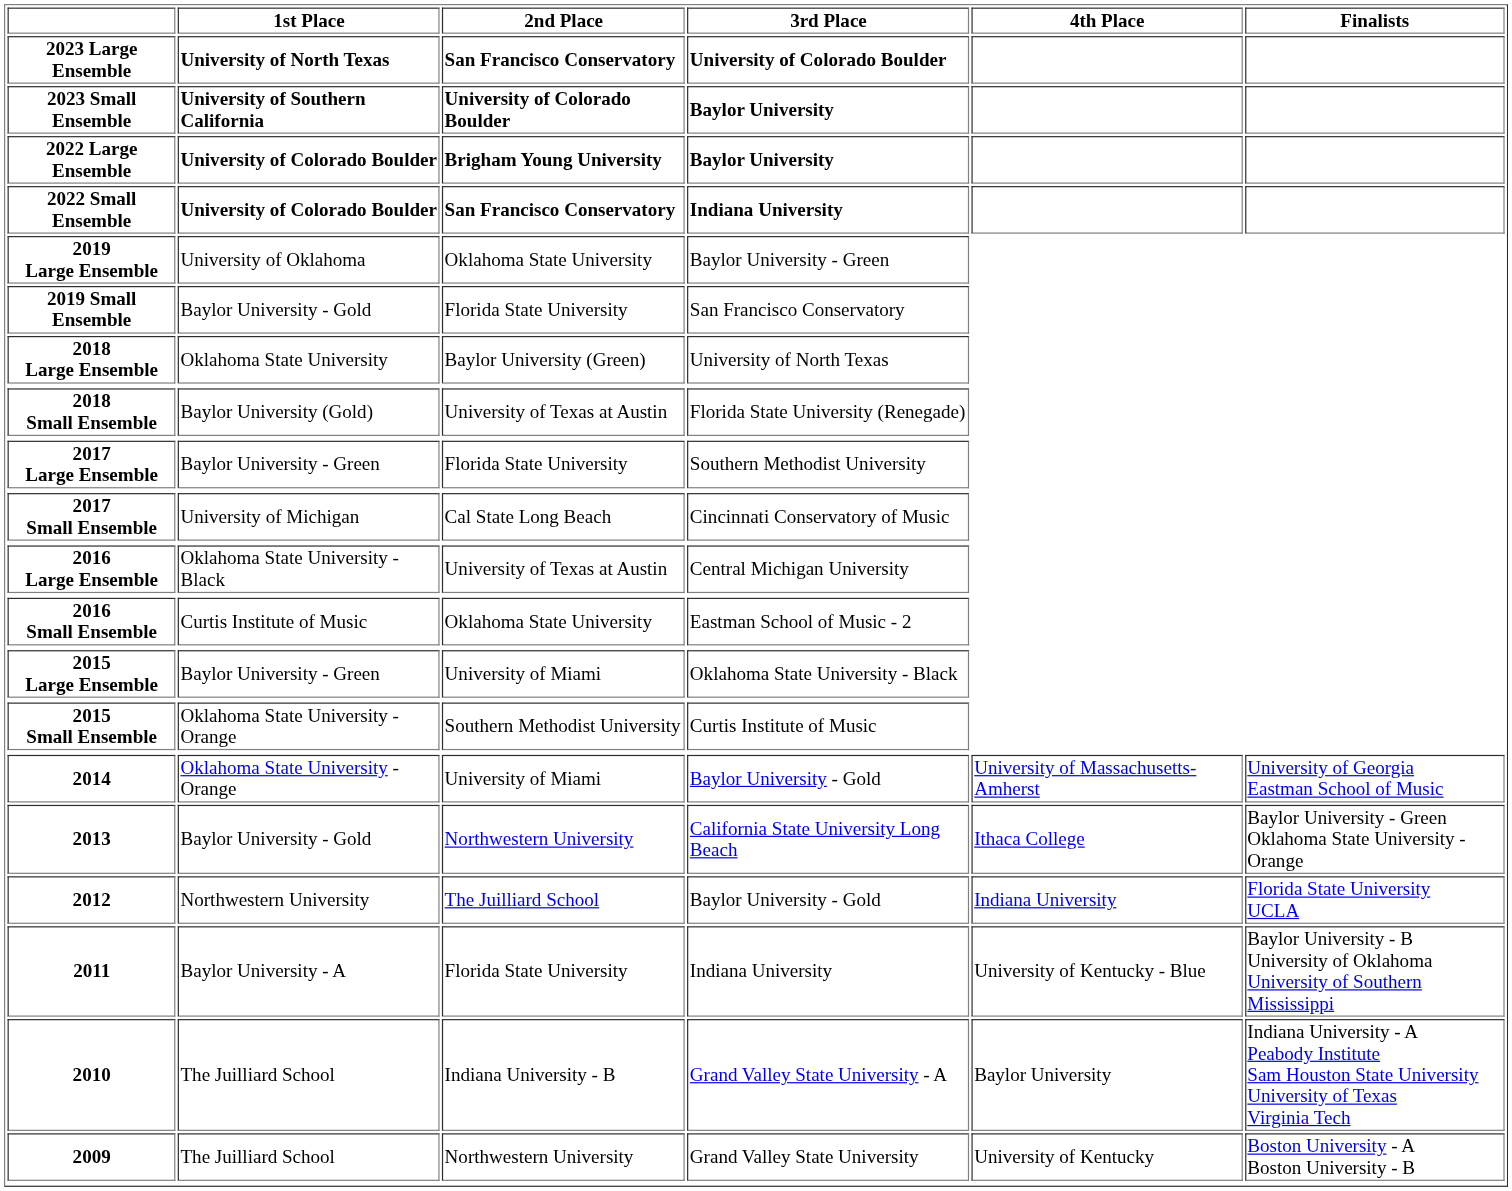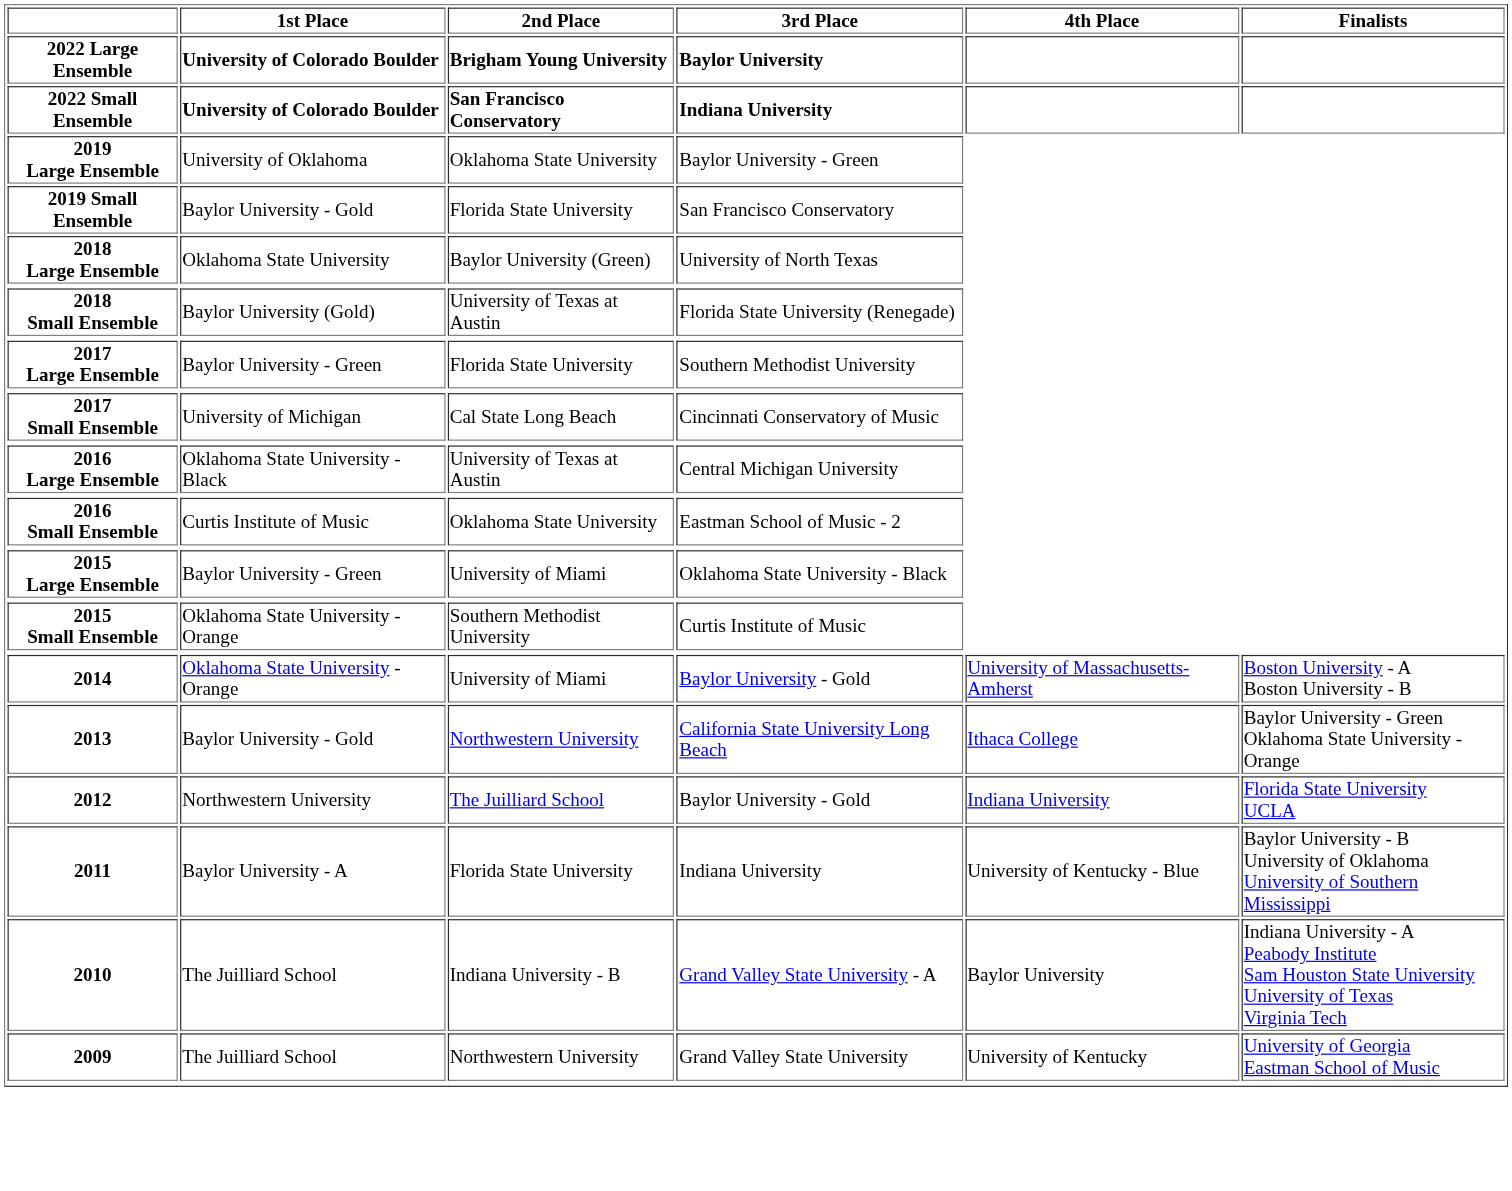- row: (92, 59)
- row: (92, 109)
(1345, 778) University of Georgia Eastman School of Music -> (1328, 678) Boston University - A Boston University - B
(1331, 1157) Boston University - A Boston University - B -> (1342, 1057) University of Georgia Eastman School of Music
